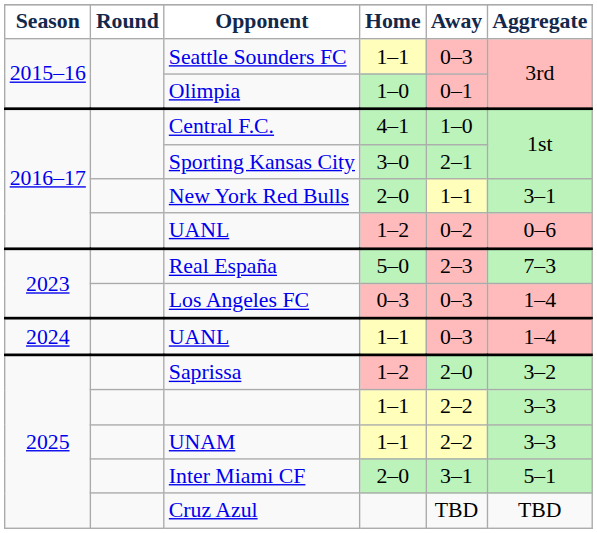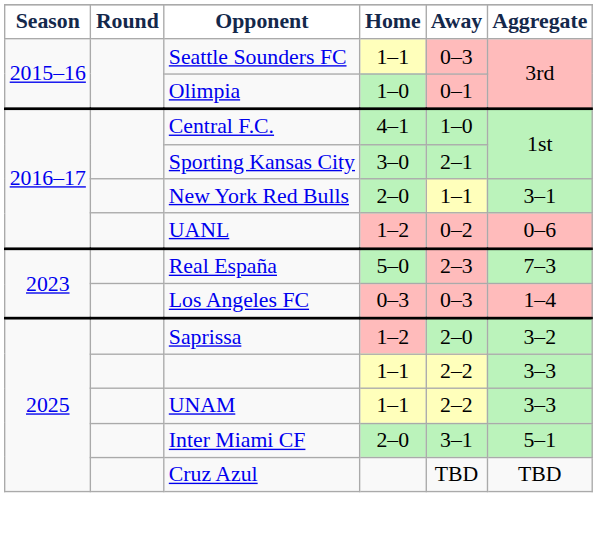- row: (199, 336)
